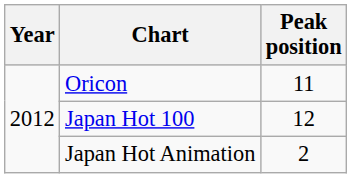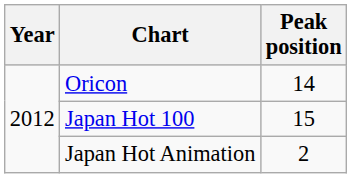(304, 82) 11 -> (304, 82) 14
(304, 118) 12 -> (304, 118) 15
